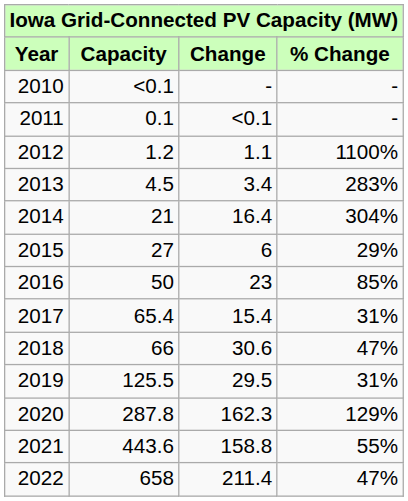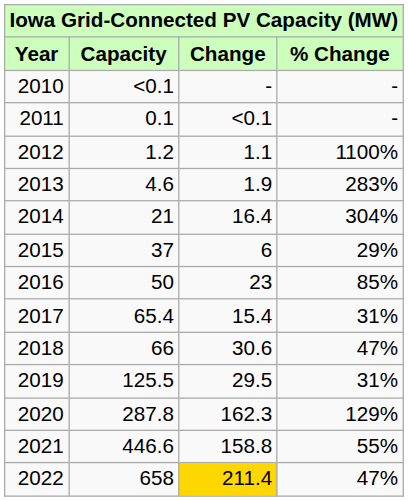(160, 184) 4.5 -> (160, 184) 4.6
(258, 184) 3.4 -> (258, 184) 1.9
(162, 250) 27 -> (162, 250) 37
(148, 446) 443.6 -> (148, 446) 446.6
(247, 479) no background -> (247, 479) gold background
